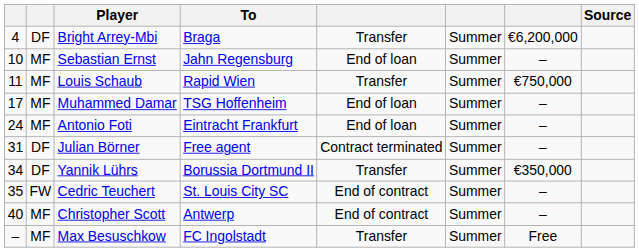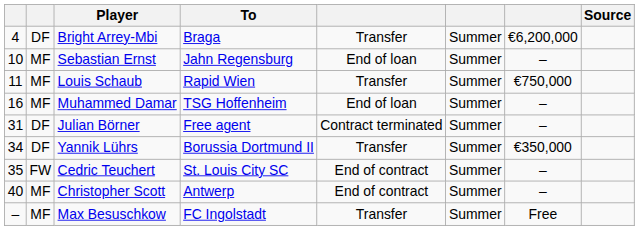(15, 103) 17 -> (15, 103) 16
- row: (95, 125)
